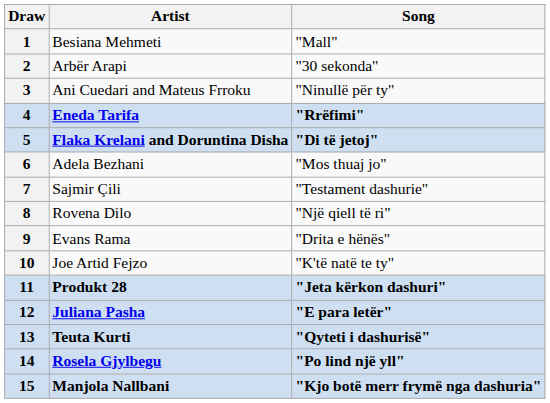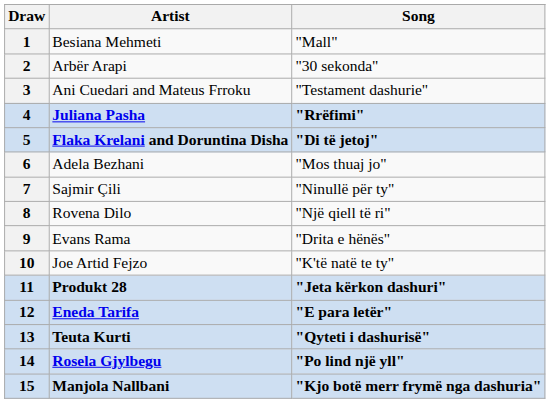(345, 90) "Ninullë për ty" -> (362, 90) "Testament dashurie"
(96, 115) Eneda Tarifa -> (99, 115) Juliana Pasha
(362, 189) "Testament dashurie" -> (345, 189) "Ninullë për ty"
(99, 312) Juliana Pasha -> (96, 312) Eneda Tarifa
